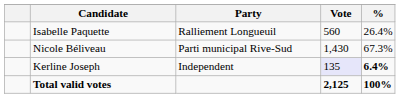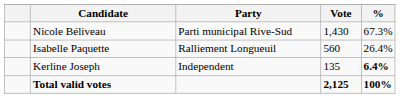rows swapped: (69, 48) <-> (71, 31)
(332, 66) lavender background -> (332, 66) no background
